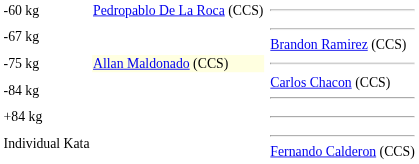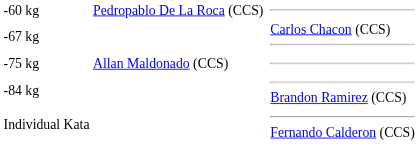(343, 40) Brandon Ramirez (CCS) -> (343, 34) Carlos Chacon (CCS)
(161, 63) lightyellow background -> (161, 63) no background
(343, 87) Carlos Chacon (CCS) -> (343, 93) Brandon Ramirez (CCS)
- row: (23, 117)
